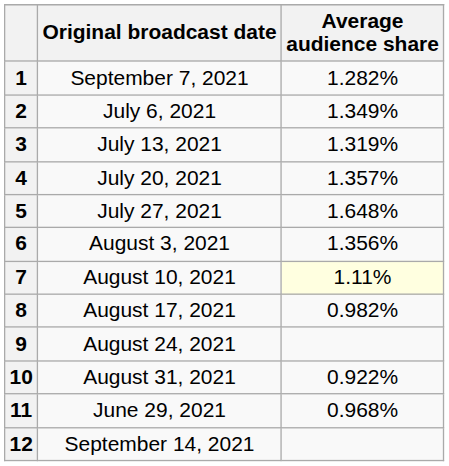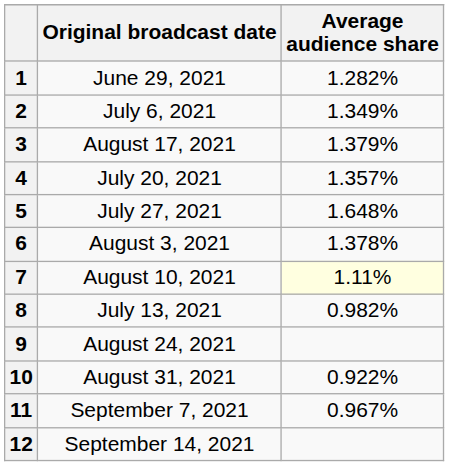(160, 77) September 7, 2021 -> (160, 77) June 29, 2021
(160, 144) July 13, 2021 -> (160, 144) August 17, 2021
(363, 144) 1.319% -> (363, 144) 1.379%
(363, 244) 1.356% -> (363, 244) 1.378%
(160, 310) August 17, 2021 -> (160, 310) July 13, 2021
(160, 410) June 29, 2021 -> (160, 410) September 7, 2021
(363, 410) 0.968% -> (363, 410) 0.967%
